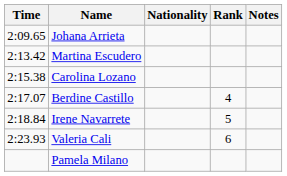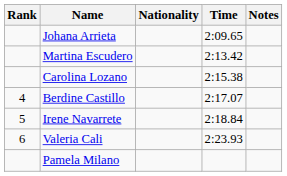columns swapped: (228, 15) <-> (26, 15)
